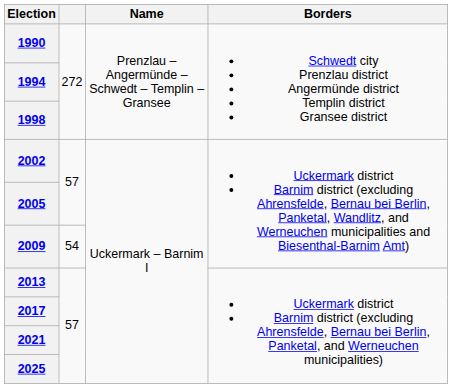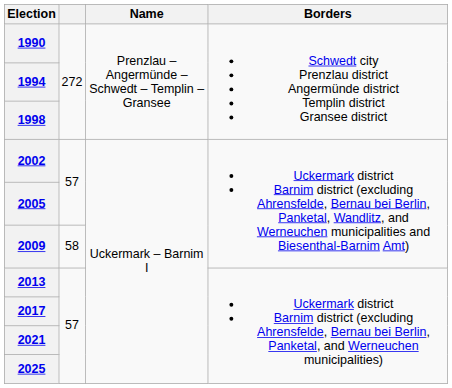(72, 246) 54 -> (72, 246) 58
